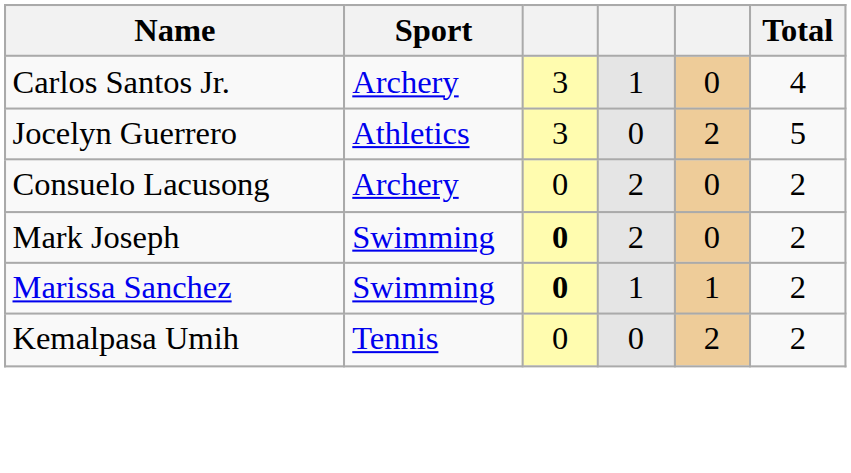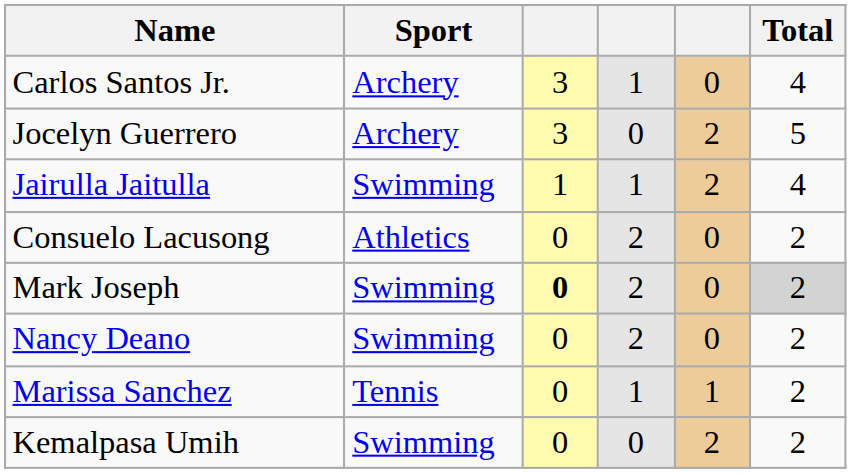(411, 133) Athletics -> (405, 133) Archery
+ row: (111, 184)
(405, 184) Archery -> (411, 236) Athletics
(798, 236) no background -> (798, 287) lightgrey background
+ row: (101, 339)
(424, 287) Swimming -> (395, 390) Tennis
(560, 287) bold -> (560, 390) normal
(395, 339) Tennis -> (424, 442) Swimming
